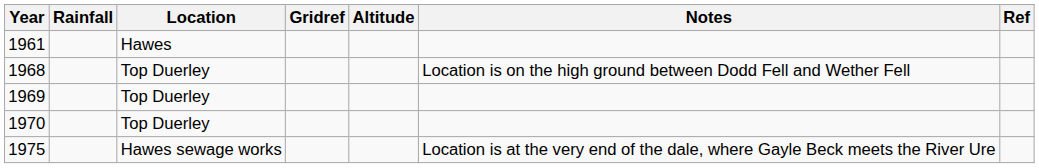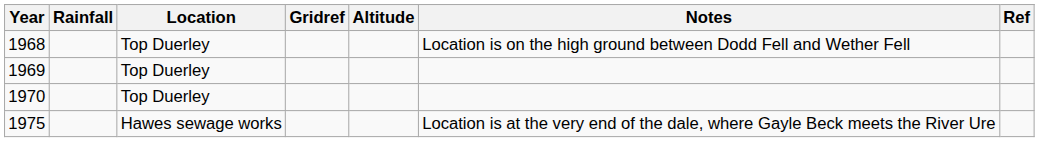- row: (27, 44)
